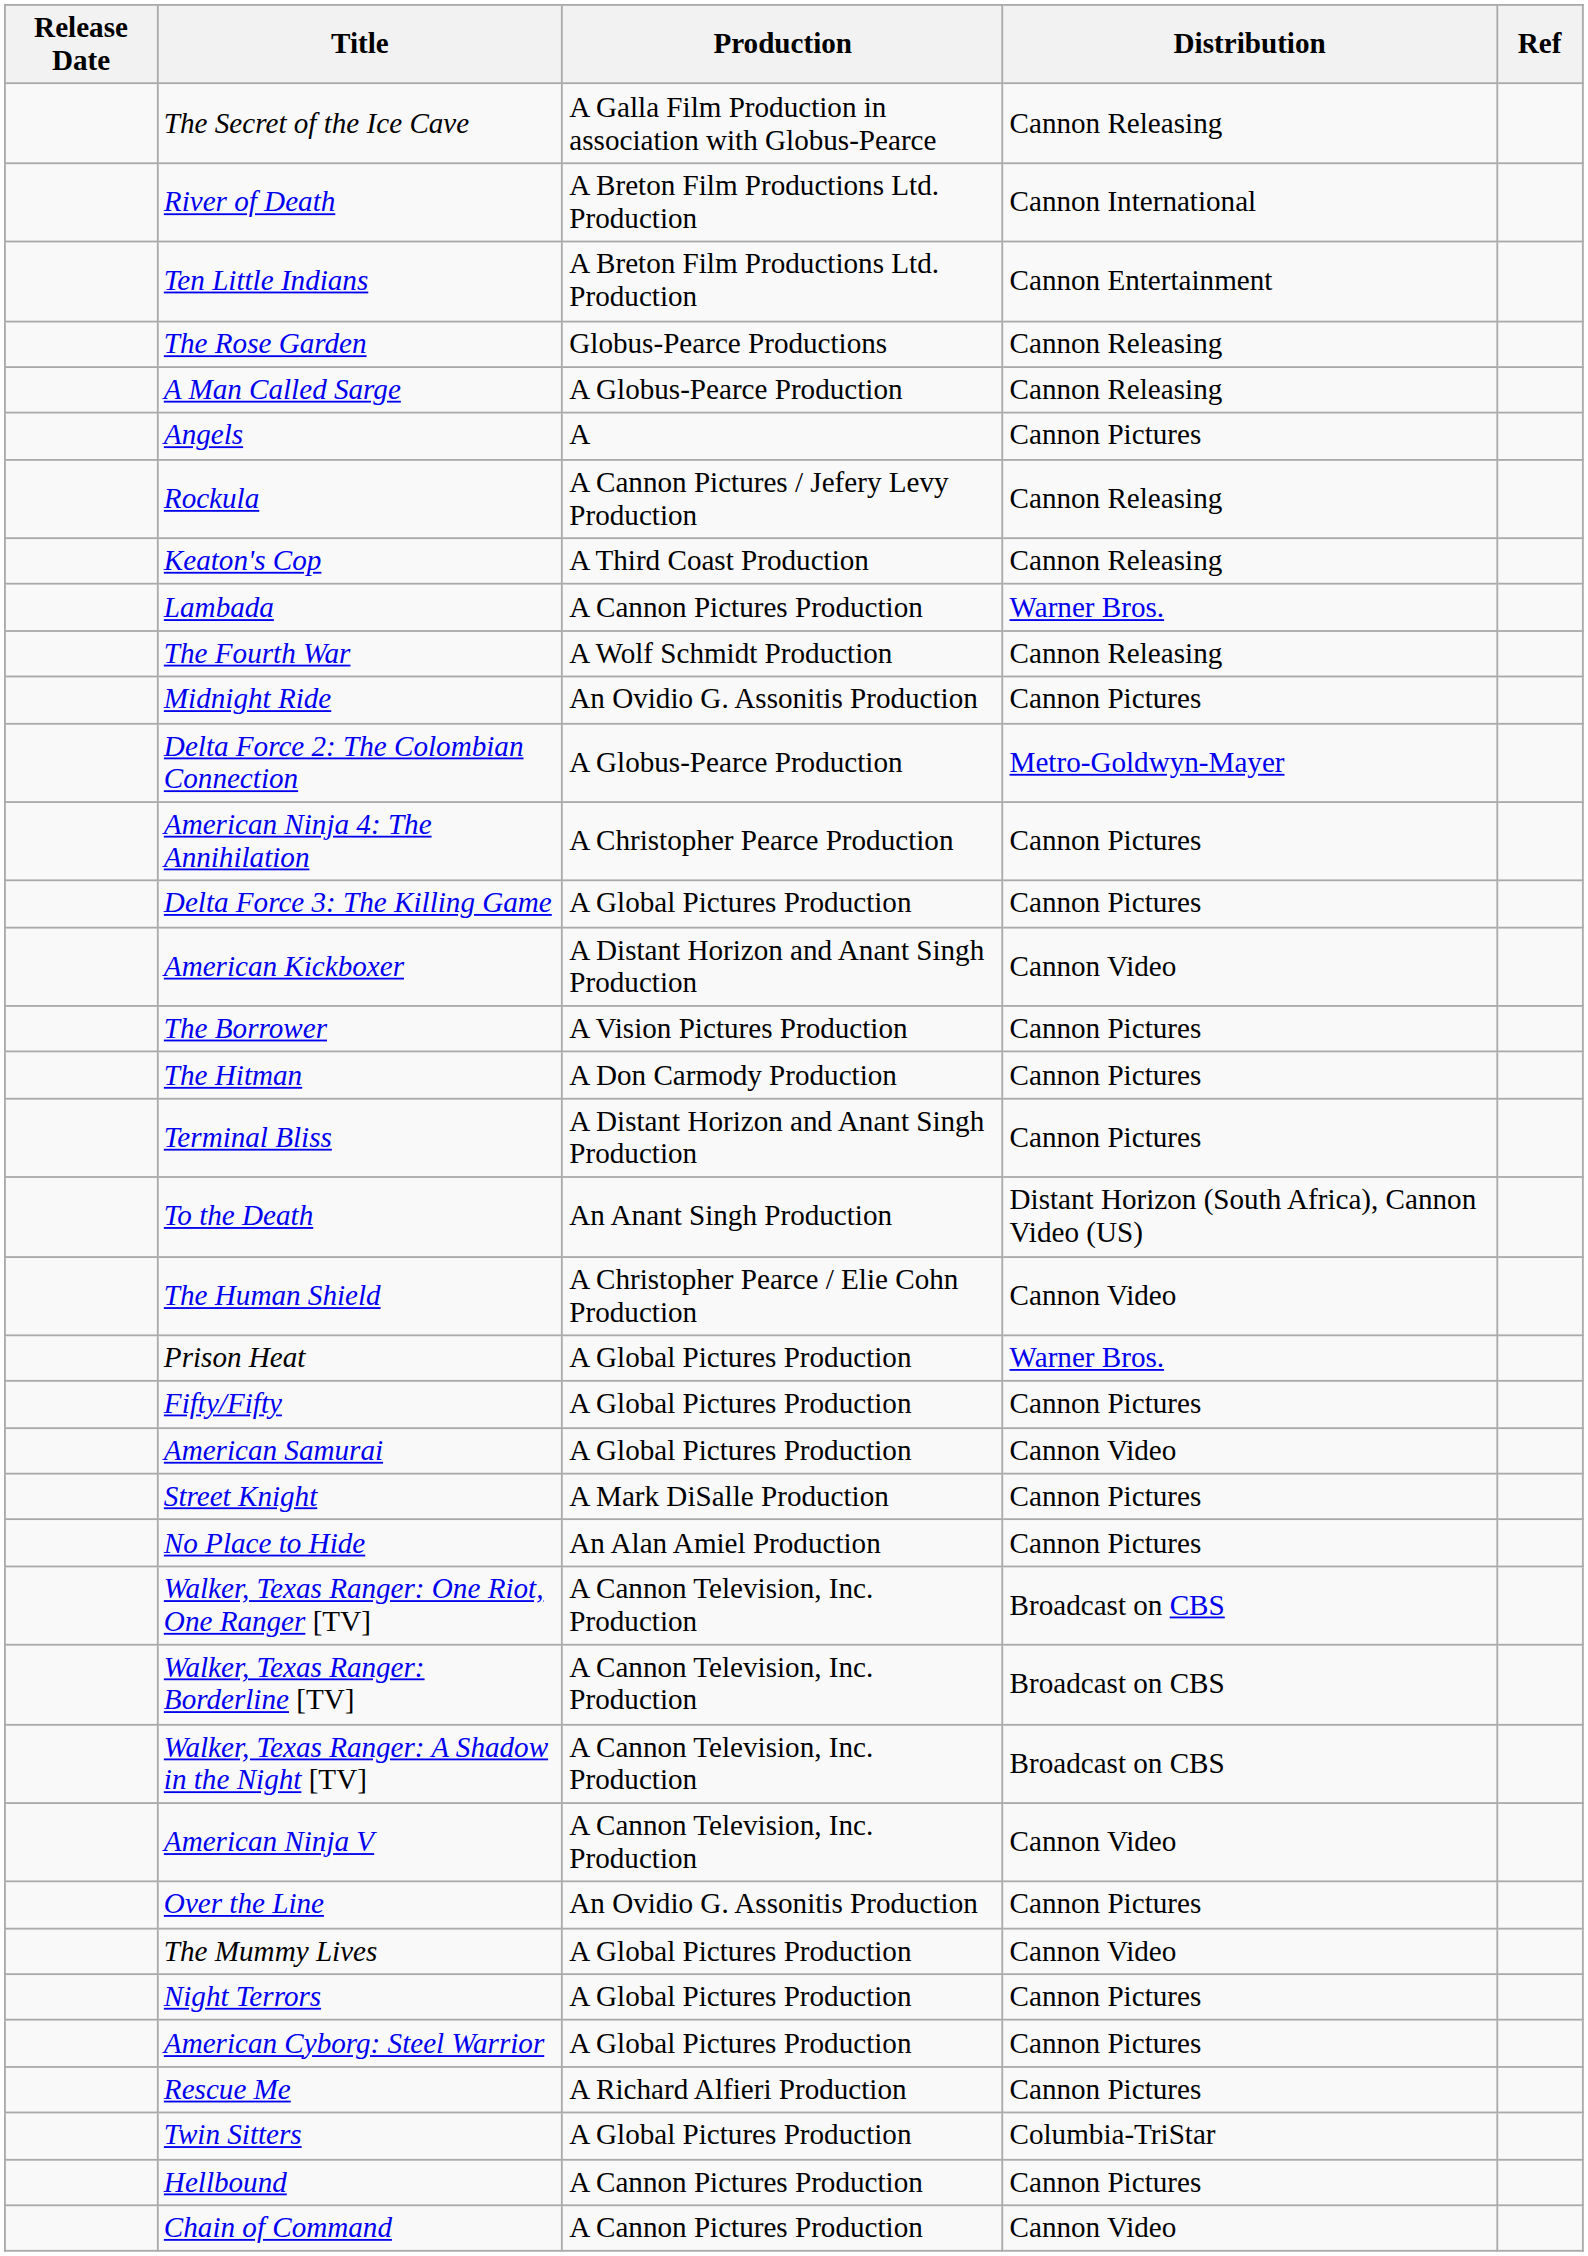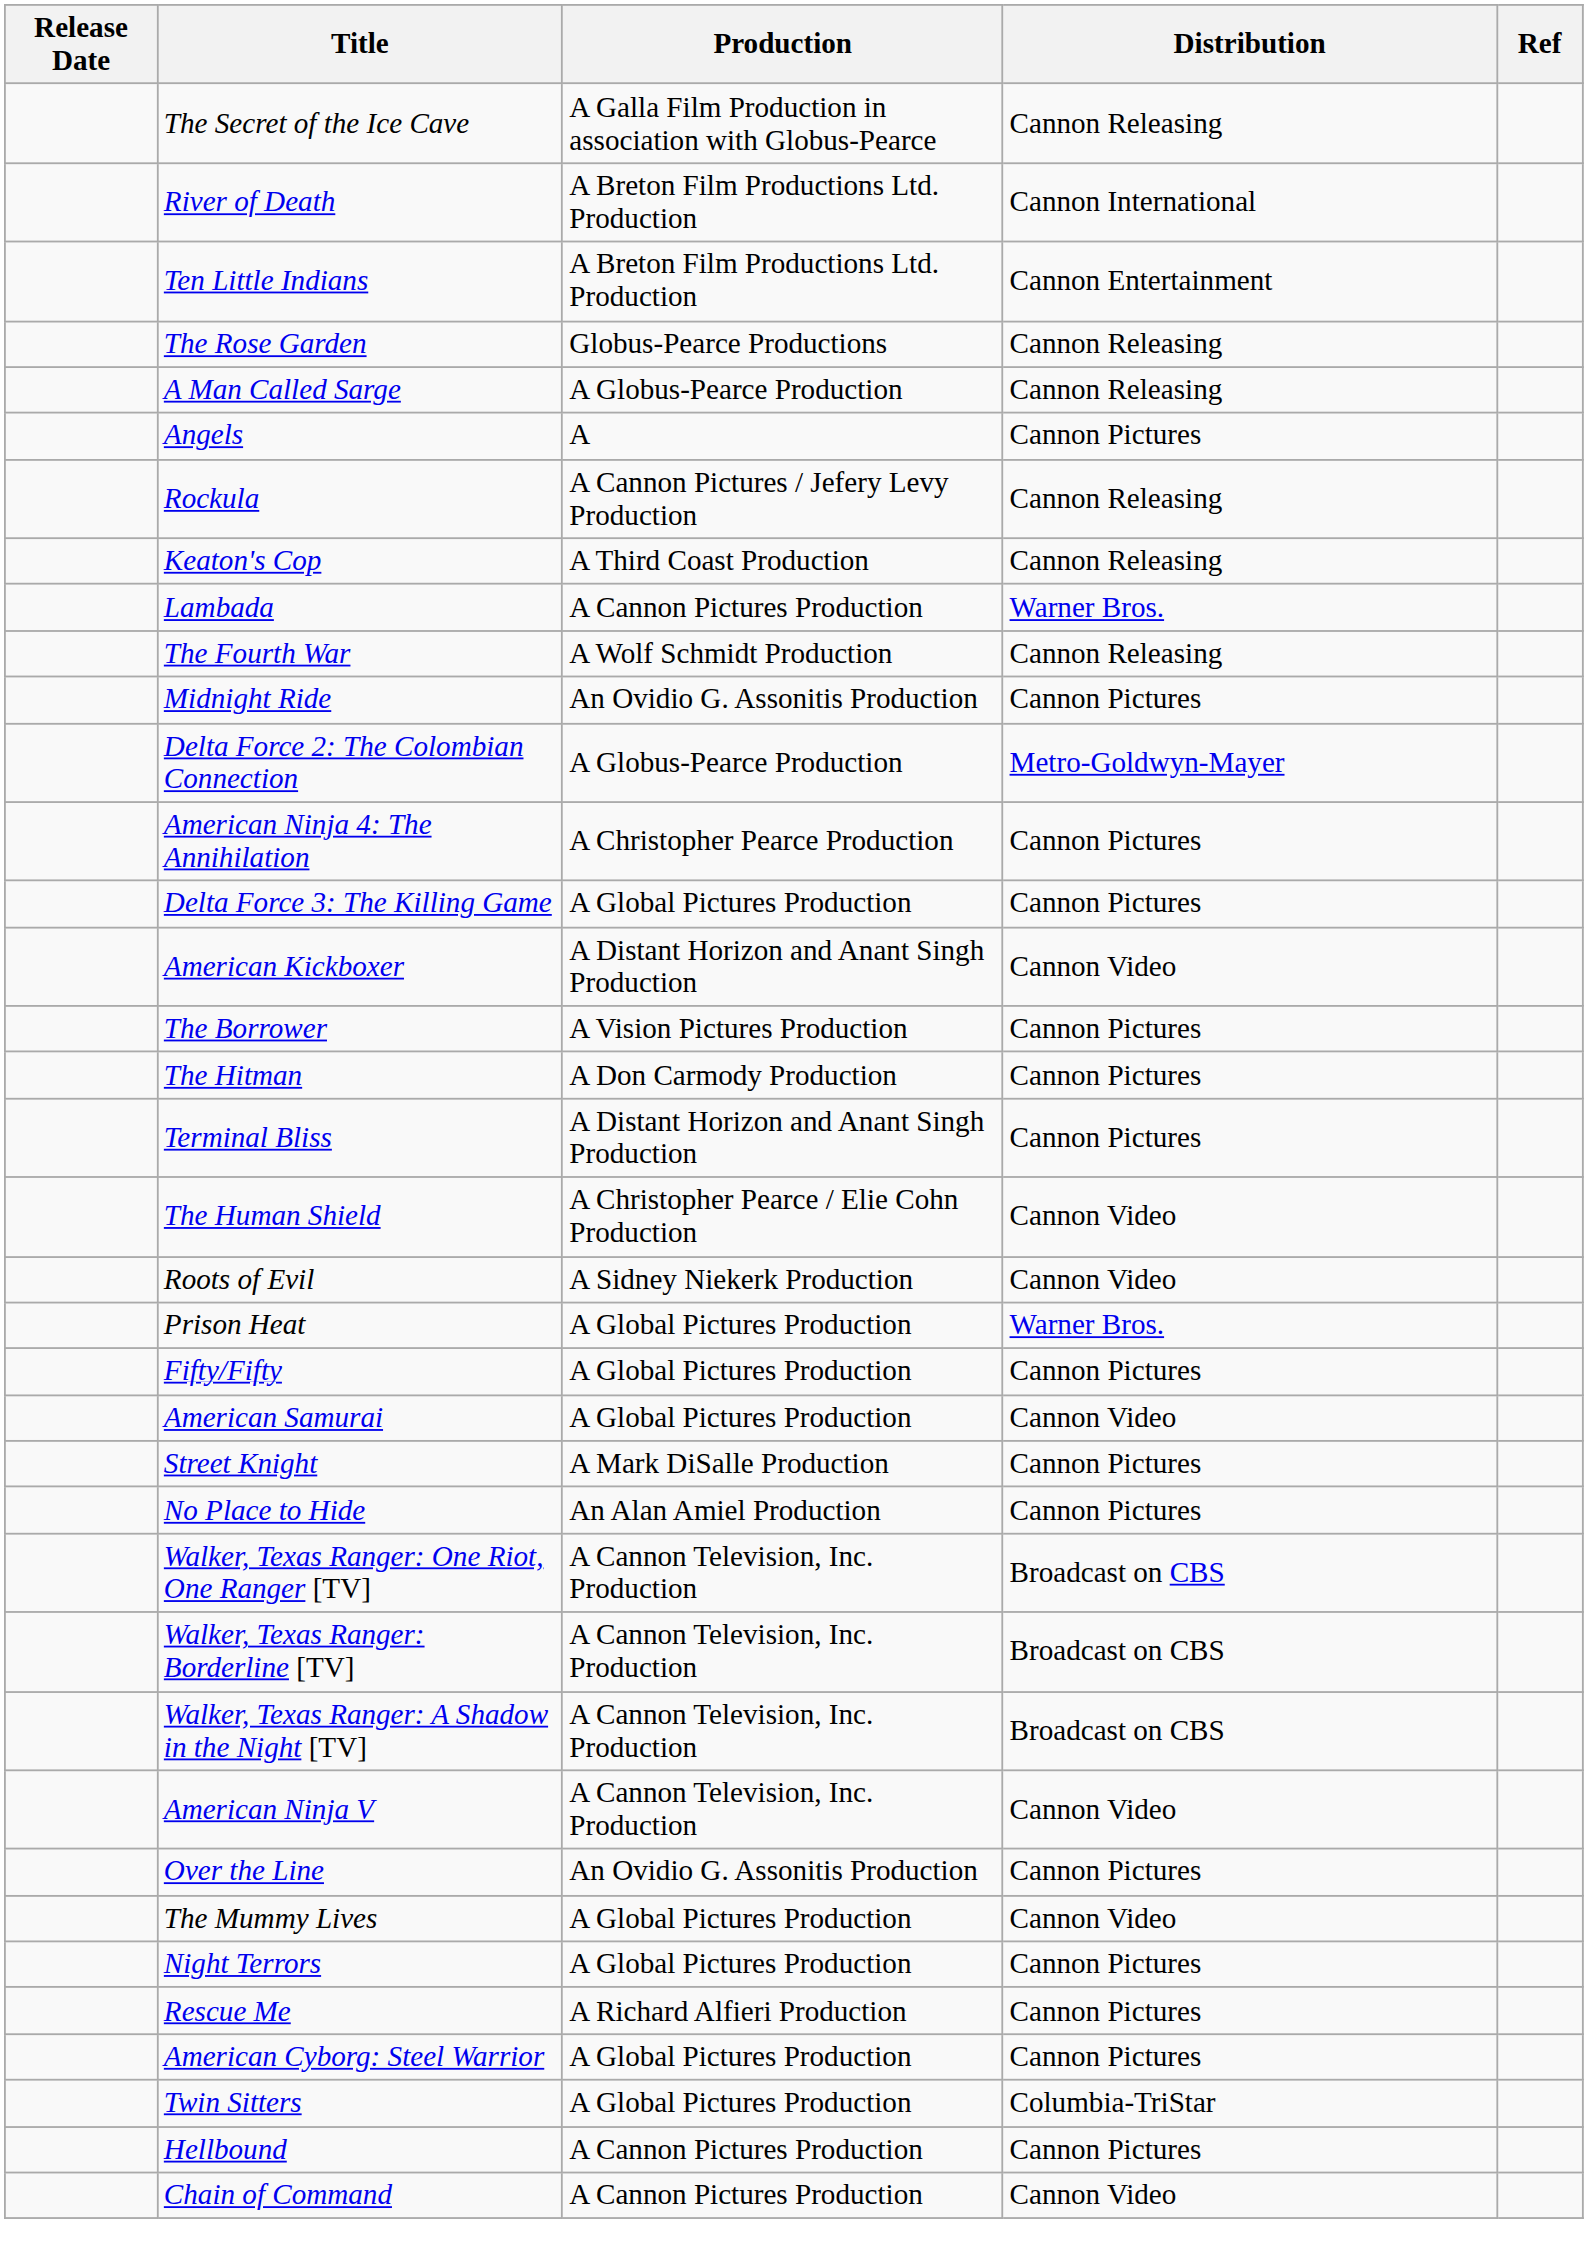- row: (239, 1216)
+ row: (239, 1278)
rows swapped: (227, 2089) <-> (354, 2043)
